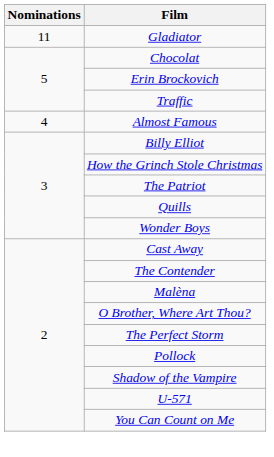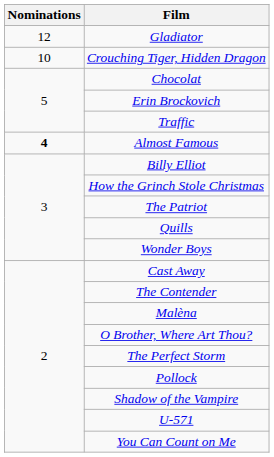(44, 36) 11 -> (44, 36) 12
+ row: (176, 57)
(44, 121) normal -> (44, 143) bold
